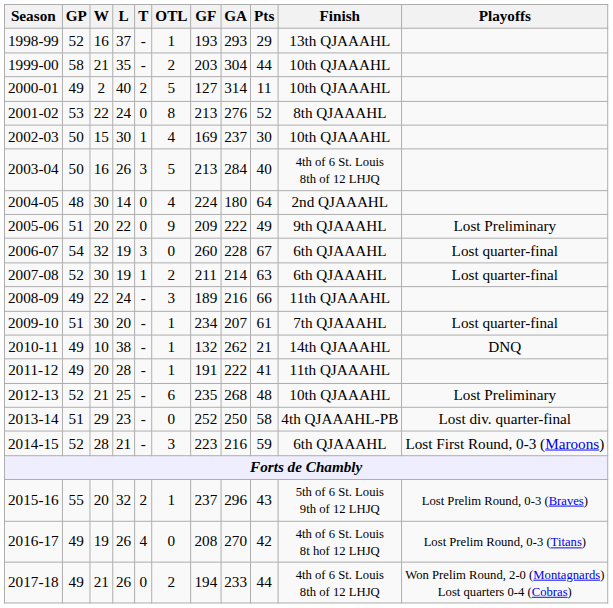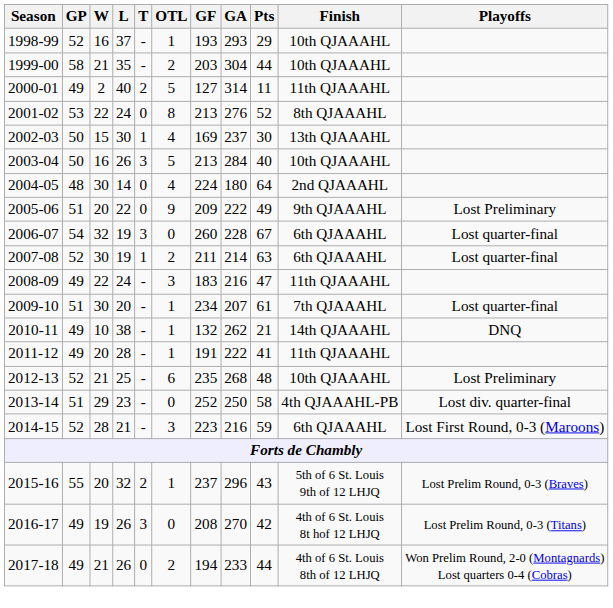(340, 40) 13th QJAAAHL -> (340, 40) 10th QJAAAHL
(340, 88) 10th QJAAAHL -> (340, 88) 11th QJAAAHL
(340, 137) 10th QJAAAHL -> (340, 137) 13th QJAAAHL
(340, 170) 4th of 6 St. Louis 8th of 12 LHJQ -> (340, 161) 10th QJAAAHL
(206, 298) 189 -> (206, 281) 183
(264, 298) 66 -> (264, 281) 47
(143, 541) 4 -> (143, 524) 3
